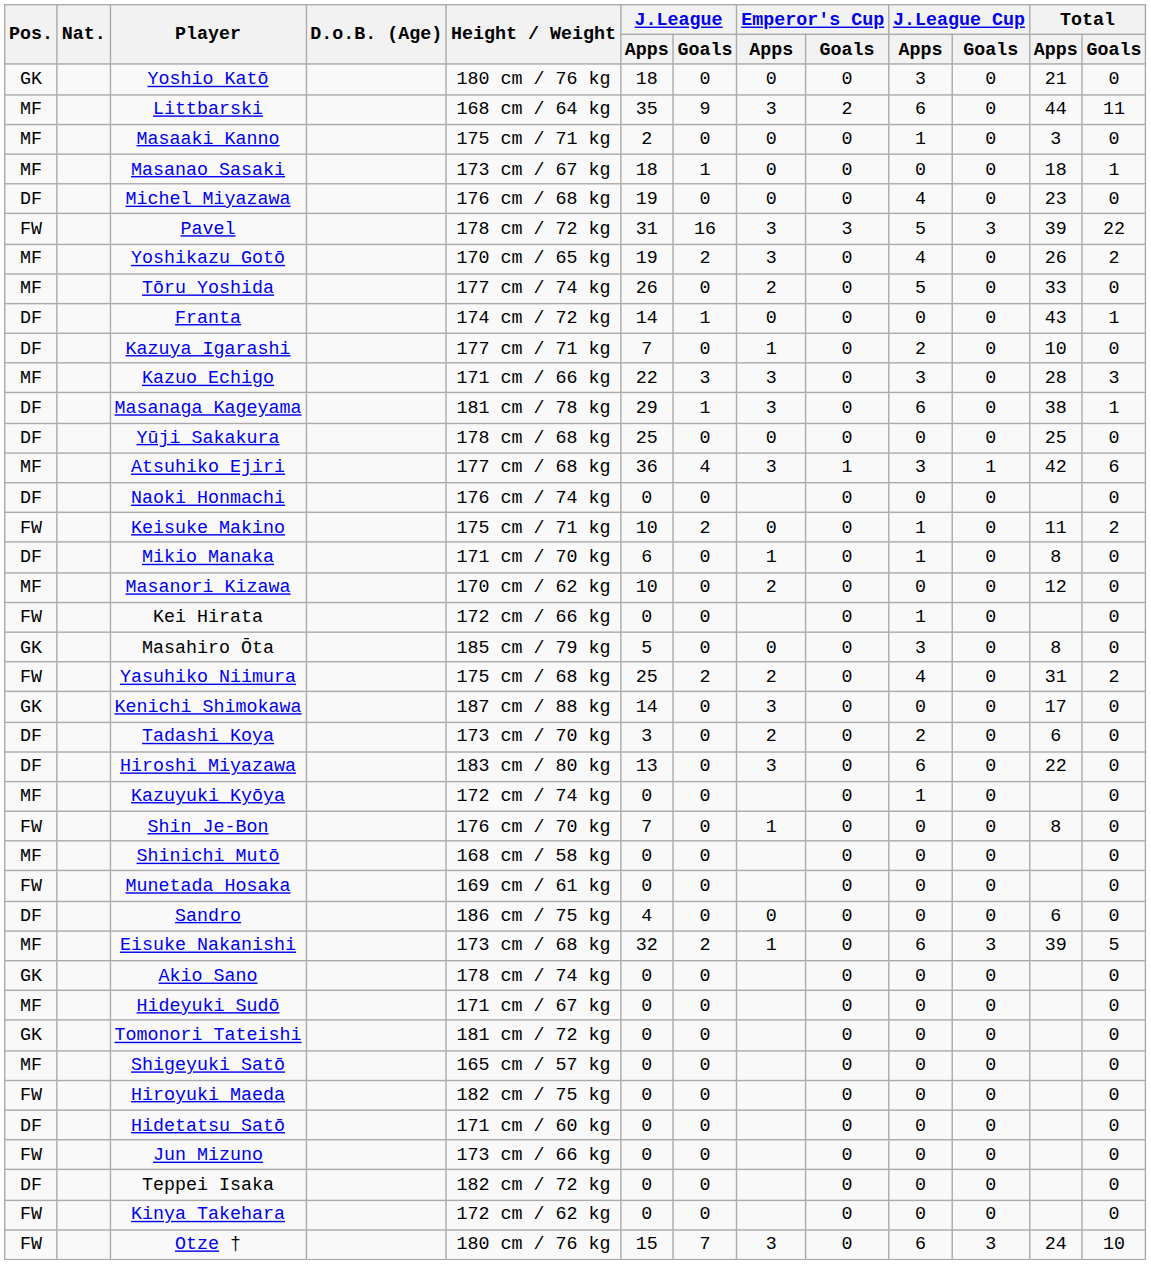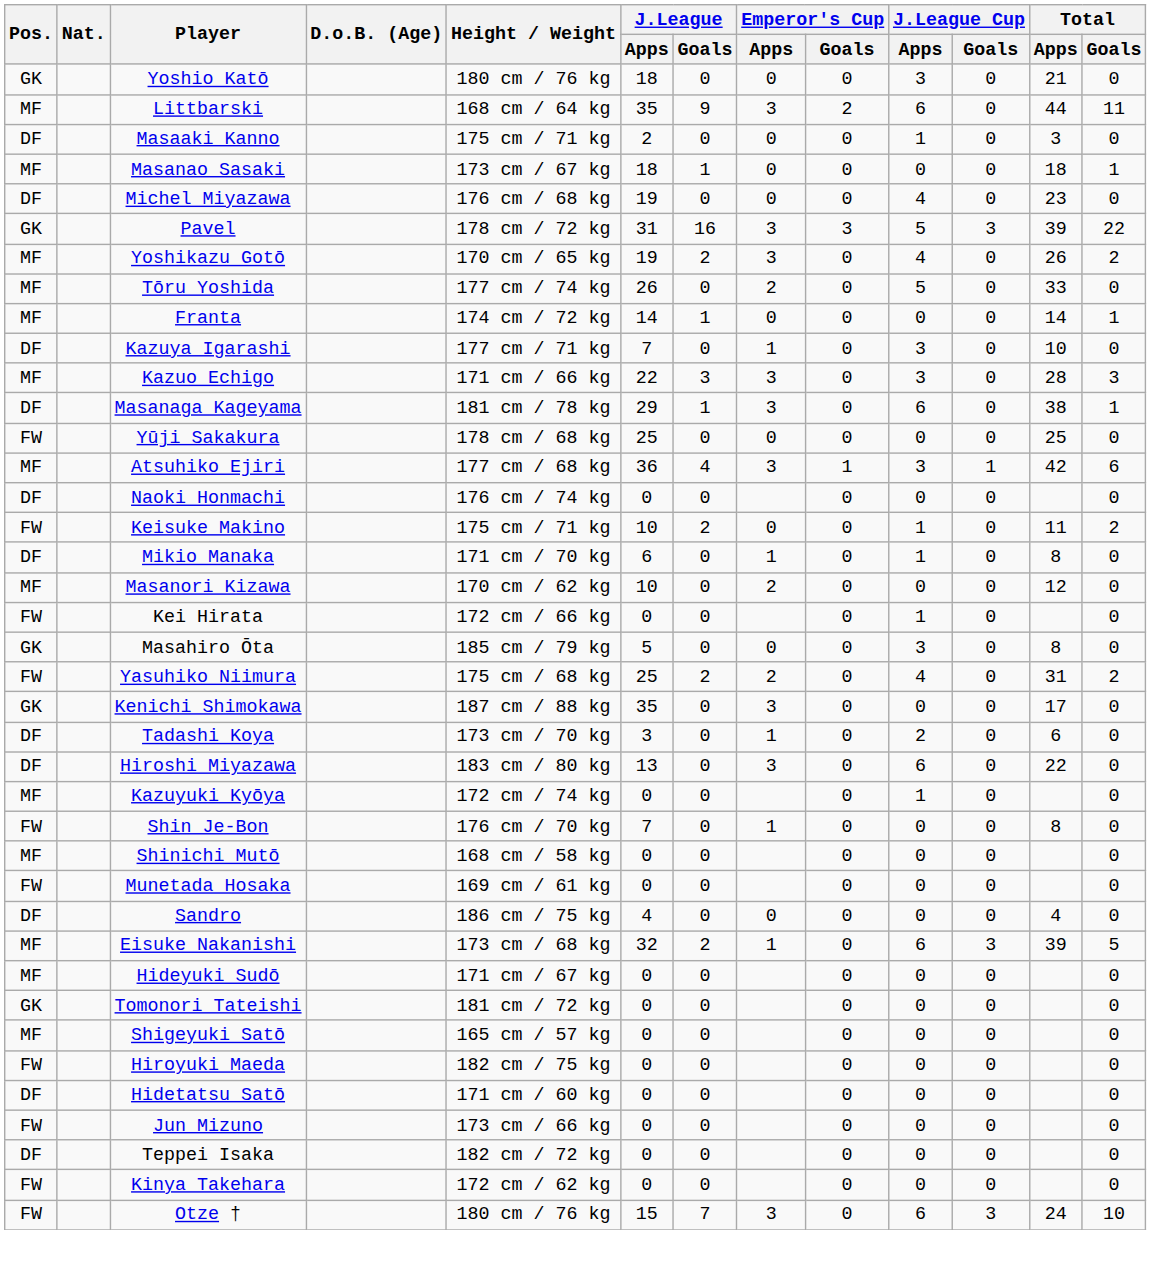(31, 139) MF -> (31, 139) DF
(31, 229) FW -> (31, 229) GK
(31, 318) DF -> (31, 318) MF
(1056, 318) 43 -> (1056, 318) 14
(920, 348) 2 -> (920, 348) 3
(31, 438) DF -> (31, 438) FW
(647, 707) 14 -> (647, 707) 35
(771, 737) 2 -> (771, 737) 1
(1056, 916) 6 -> (1056, 916) 4
- row: (208, 976)
